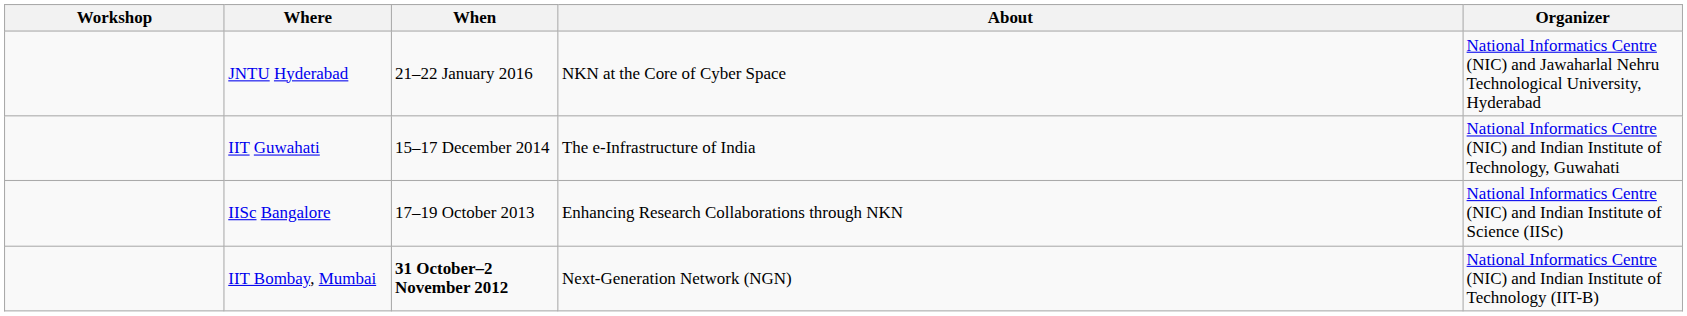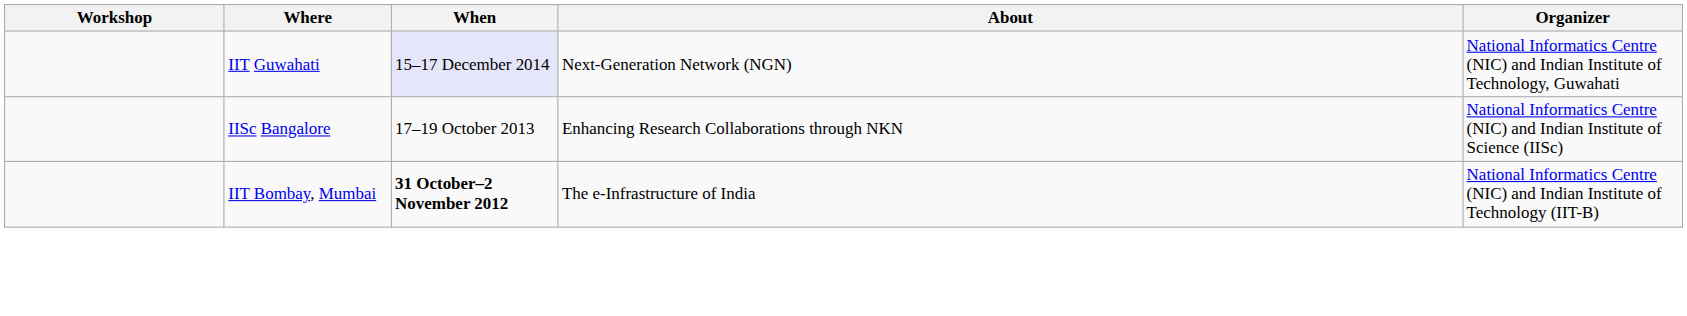- row: (288, 73)
(472, 148) no background -> (472, 63) lavender background
(659, 148) The e-Infrastructure of India -> (677, 63) Next-Generation Network (NGN)
(677, 278) Next-Generation Network (NGN) -> (659, 194) The e-Infrastructure of India
